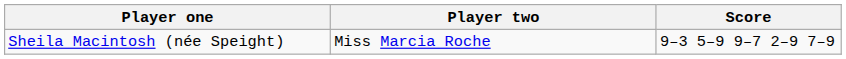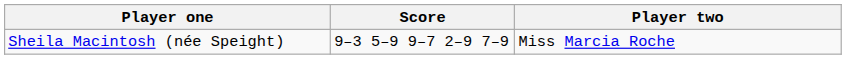columns swapped: (493, 17) <-> (749, 17)
